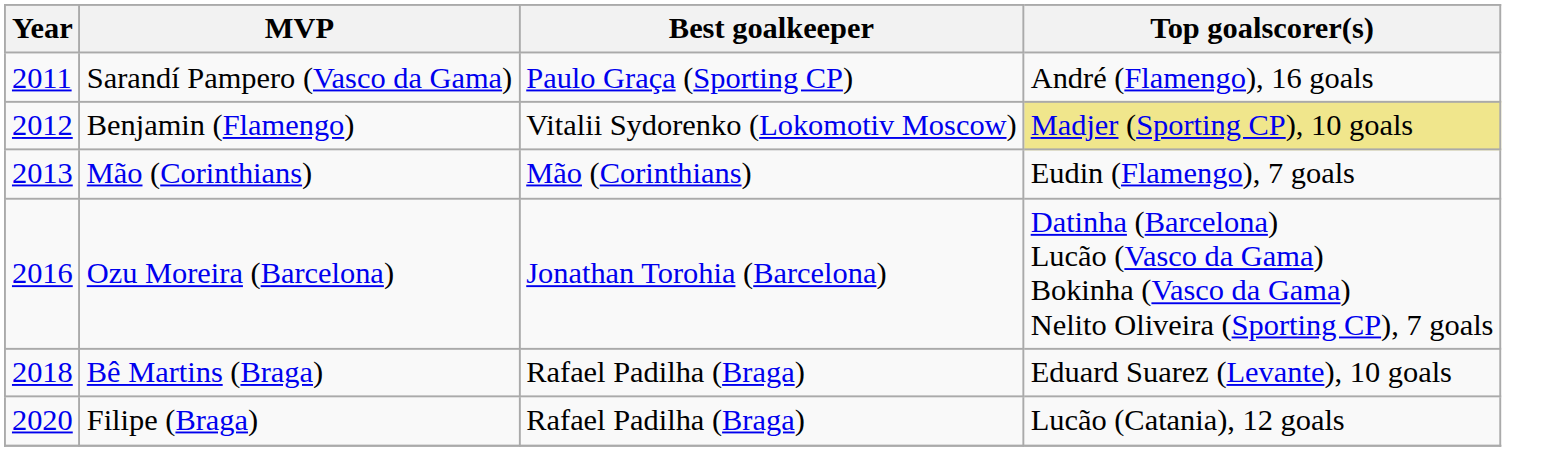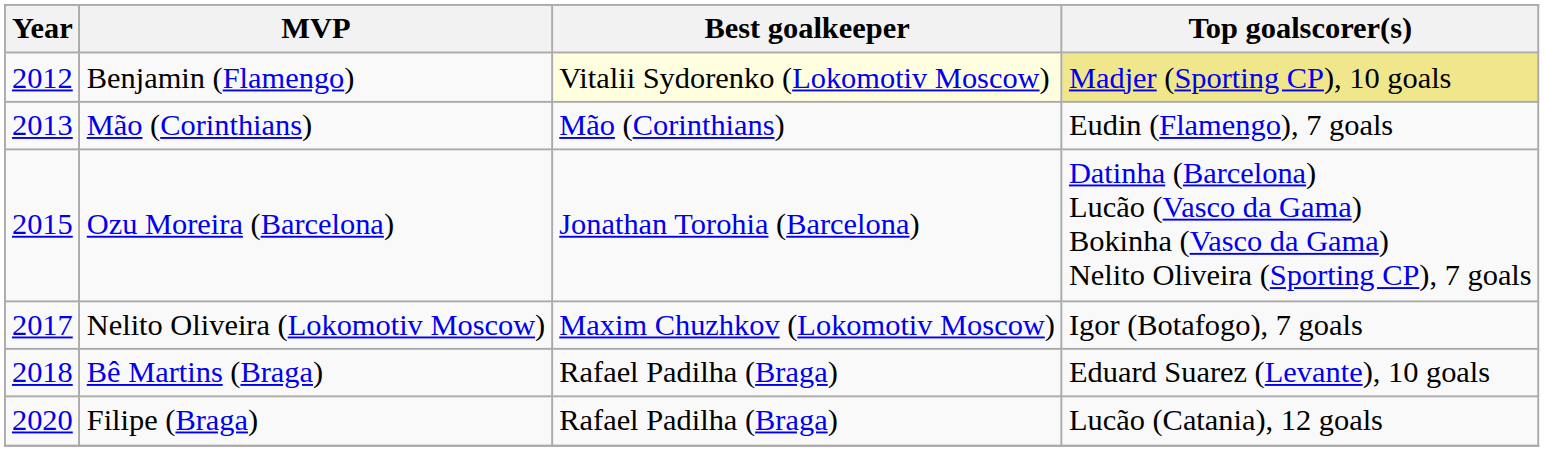- row: (299, 76)
(771, 125) no background -> (804, 76) lightyellow background
(42, 272) 2016 -> (42, 224) 2015
+ row: (316, 324)
